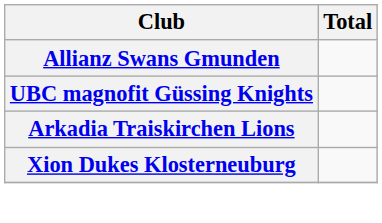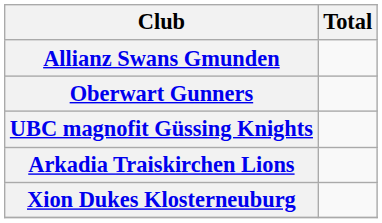+ row: (161, 93)
